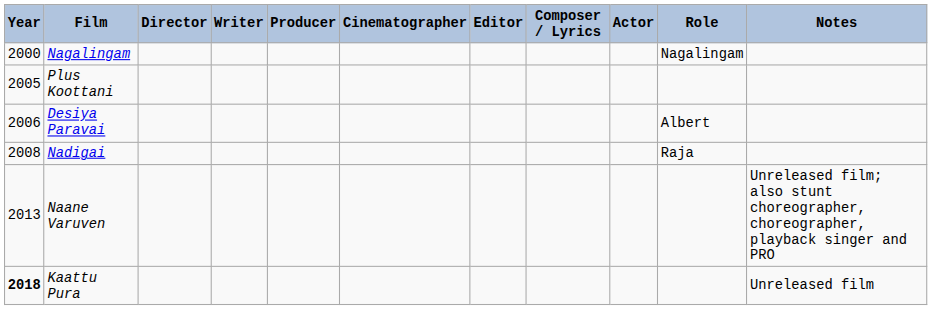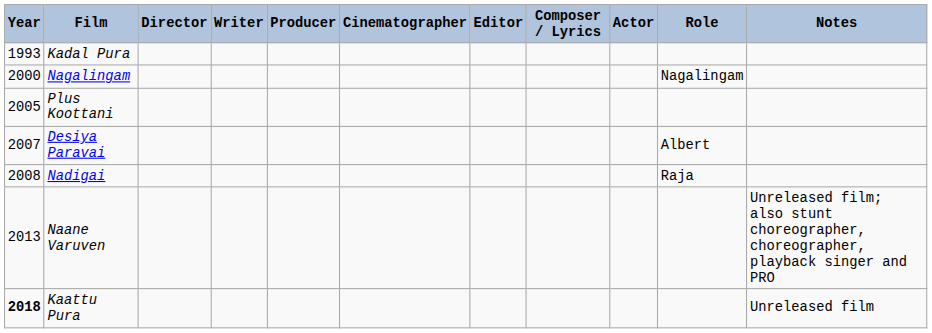+ row: (89, 54)
(24, 123) 2006 -> (24, 145) 2007
